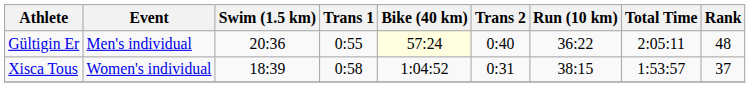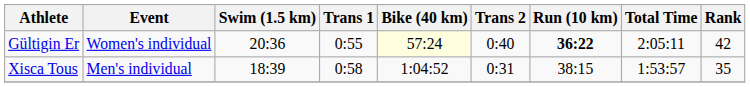(139, 43) Men's individual -> (149, 43) Women's individual
(575, 43) normal -> (575, 43) bold
(723, 43) 48 -> (723, 43) 42
(149, 69) Women's individual -> (139, 69) Men's individual
(723, 69) 37 -> (723, 69) 35
